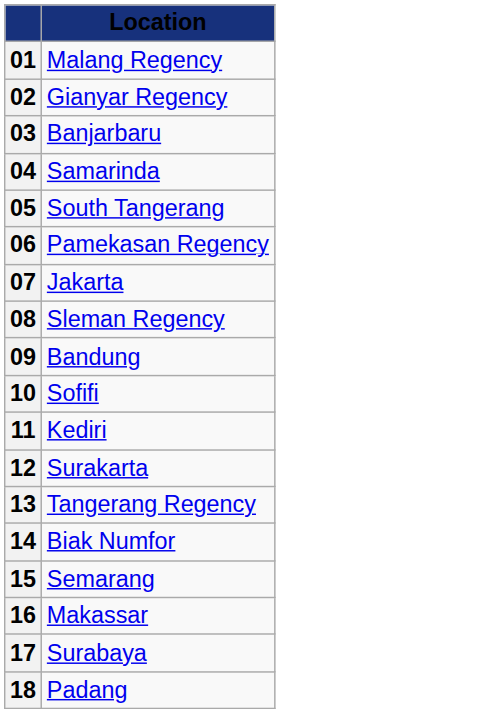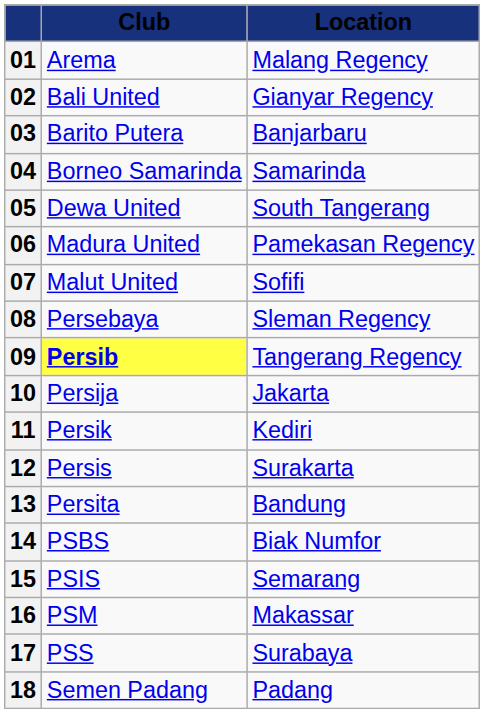+ column: (144, 23)
(85, 282) Jakarta -> (278, 282) Sofifi
(94, 356) Bandung -> (357, 356) Tangerang Regency
(73, 393) Sofifi -> (291, 393) Jakarta
(151, 504) Tangerang Regency -> (299, 504) Bandung
